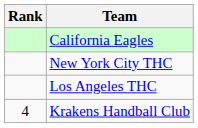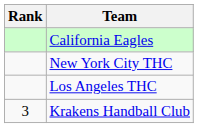(25, 110) 4 -> (25, 110) 3
